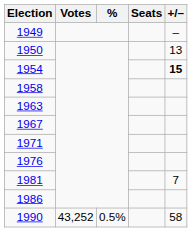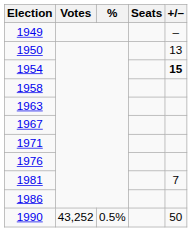(176, 217) 58 -> (176, 217) 50
